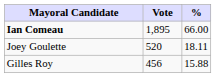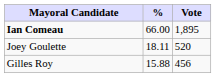columns swapped: (162, 13) <-> (196, 13)
